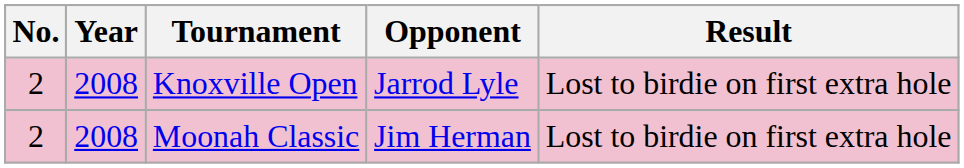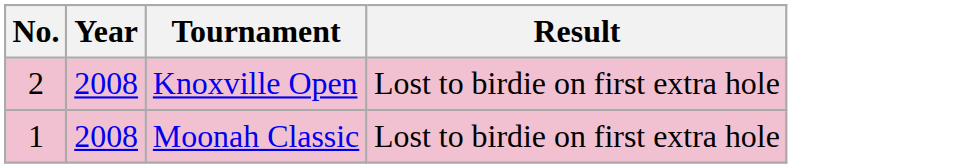- column: (453, 31)
(36, 136) 2 -> (36, 136) 1
